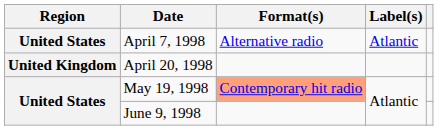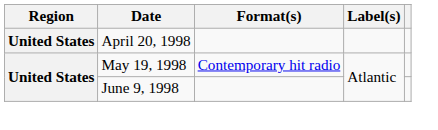- row: (164, 40)
(62, 64) United Kingdom -> (51, 40) United States
(291, 88) lightsalmon background -> (269, 64) no background
